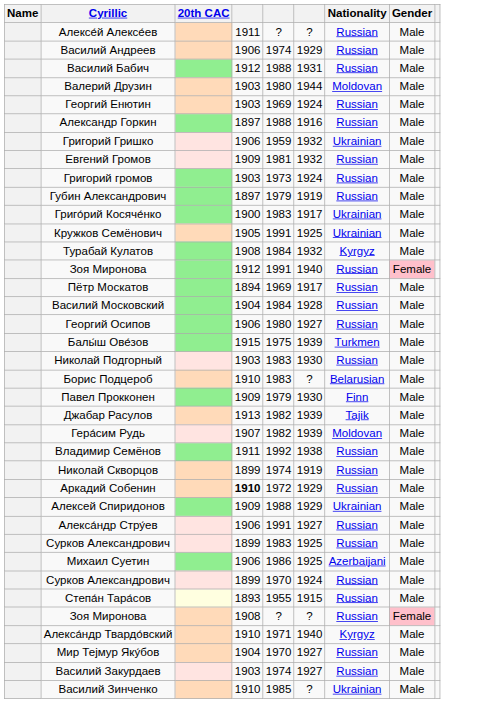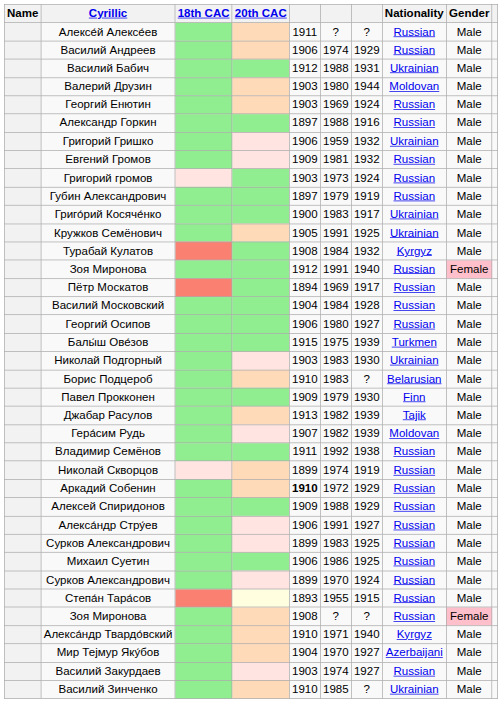+ column: (204, 13)
(357, 68) Russian -> (414, 68) Ukrainian
(357, 360) Russian -> (414, 360) Ukrainian
(357, 506) Ukrainian -> (414, 506) Russian
(357, 561) Azerbaijani -> (414, 561) Russian
(357, 653) Russian -> (414, 653) Azerbaijani
